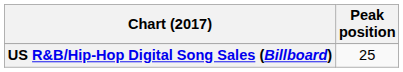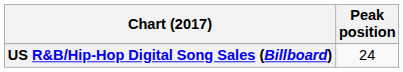(367, 55) 25 -> (367, 55) 24
